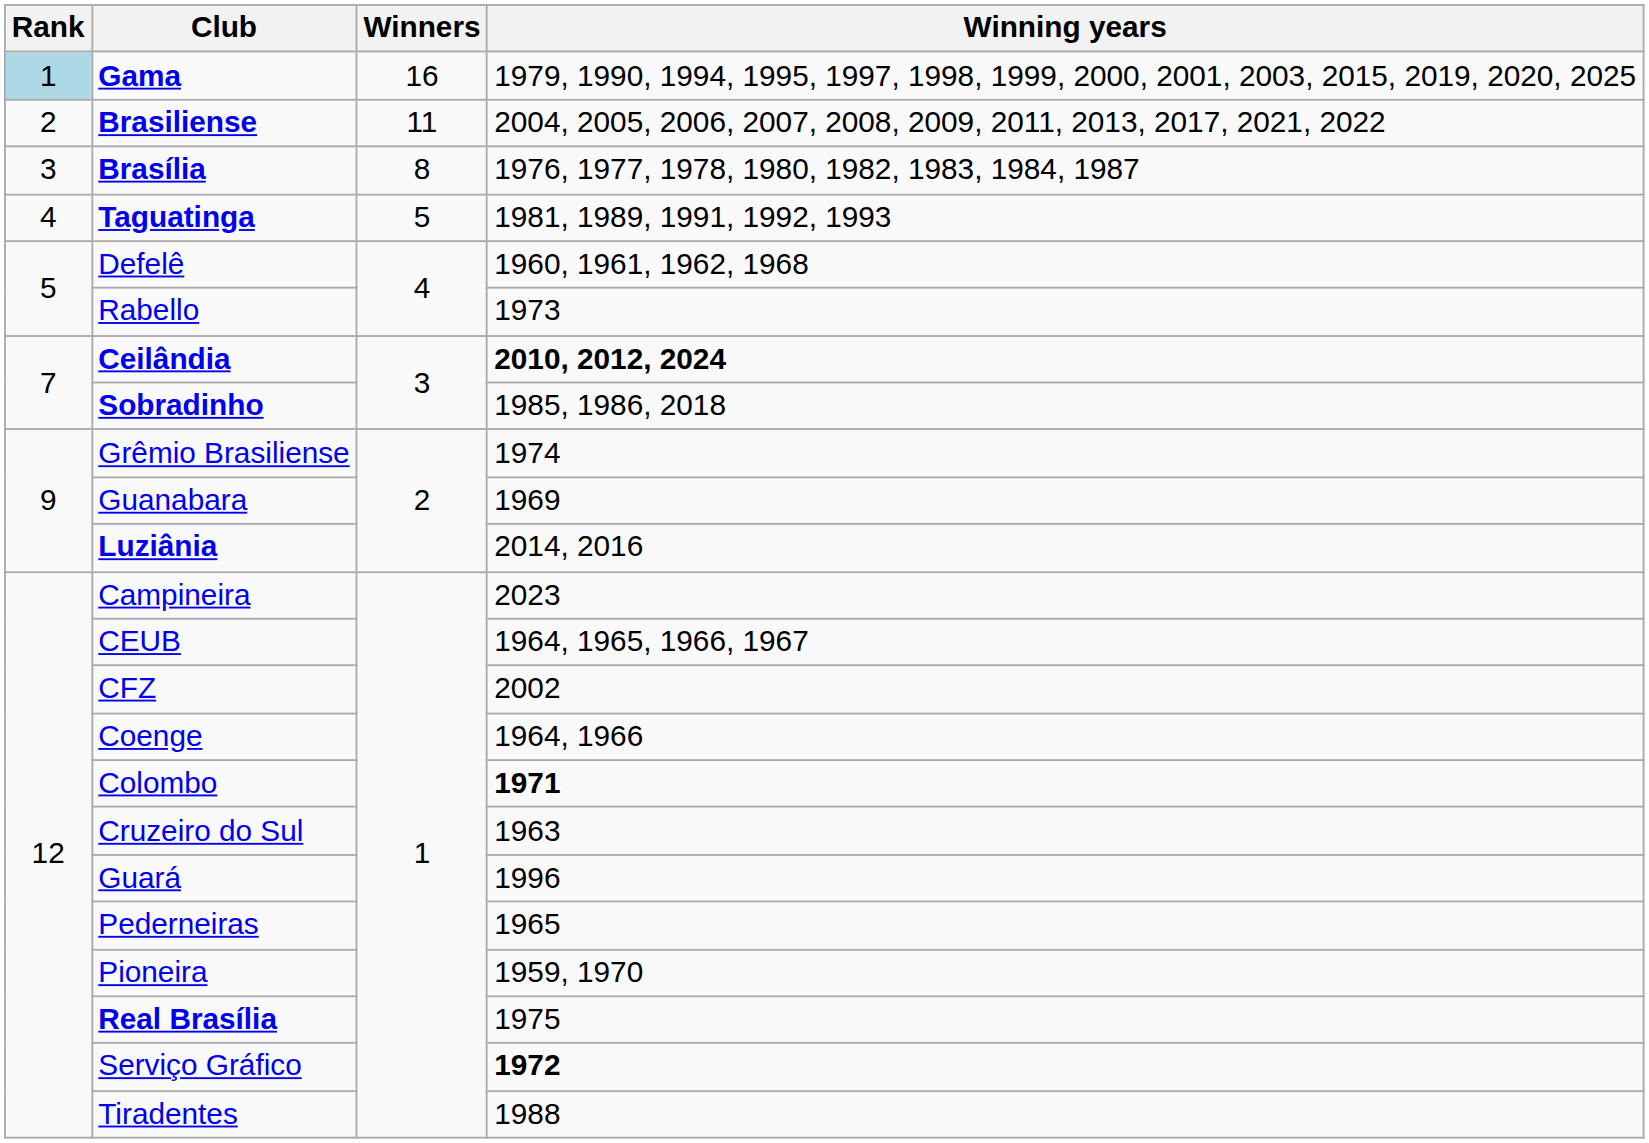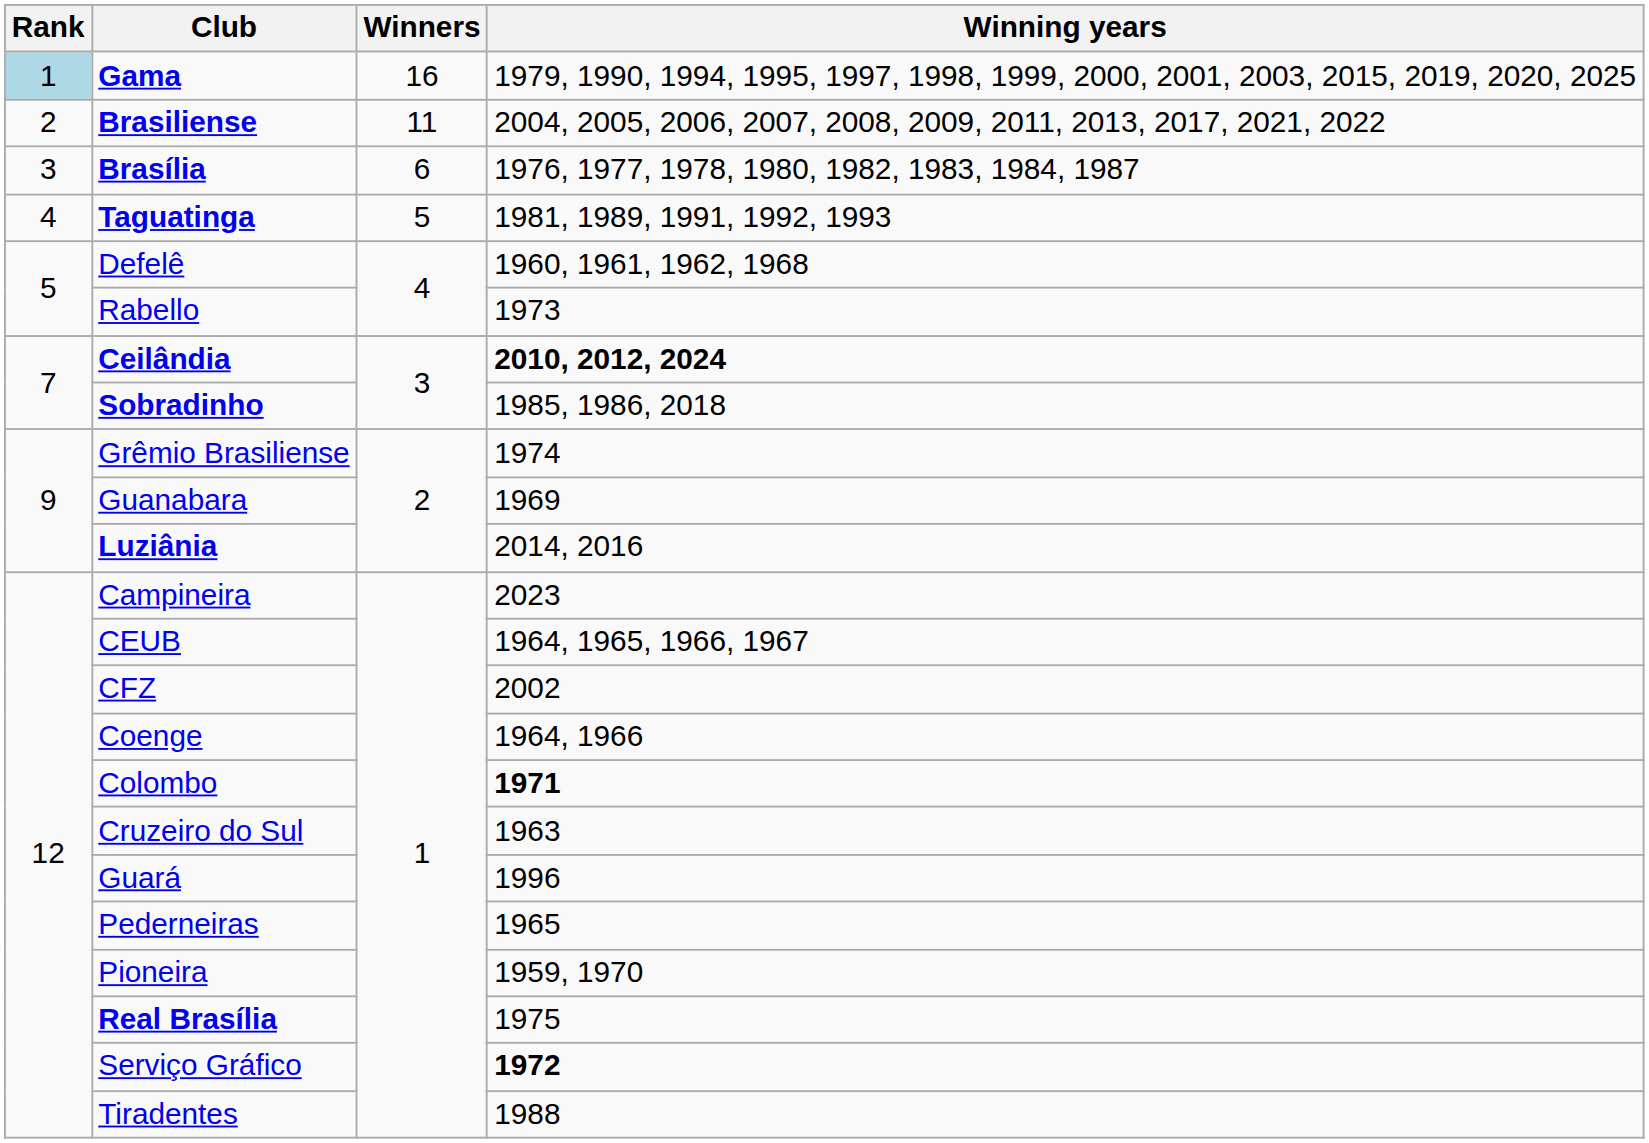(422, 169) 8 -> (422, 169) 6
